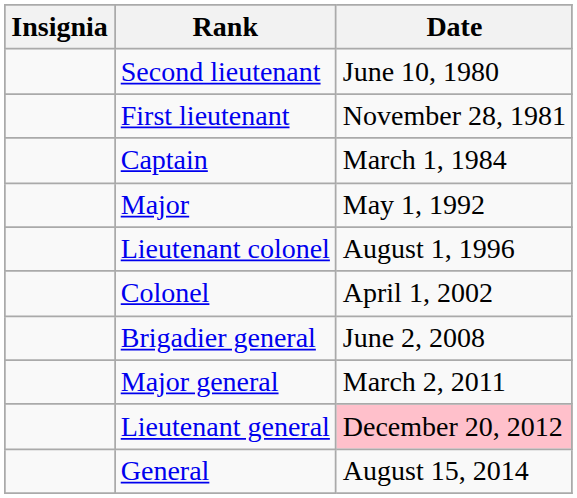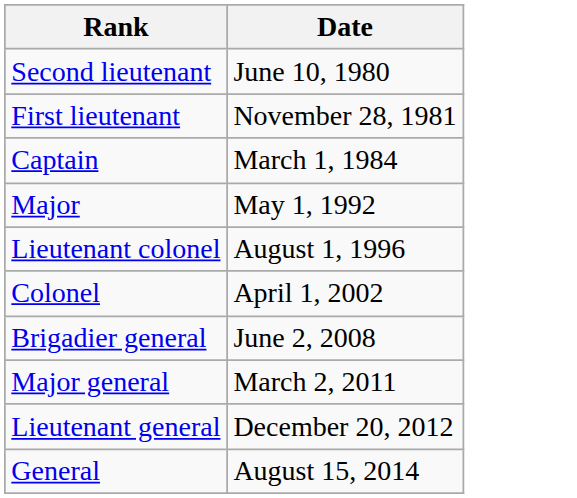- column: (60, 26)
(453, 426) pink background -> (343, 426) no background
